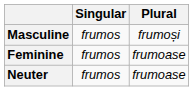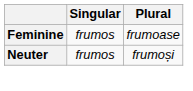- row: (38, 34)
(159, 75) frumoase -> (153, 55) frumoși
